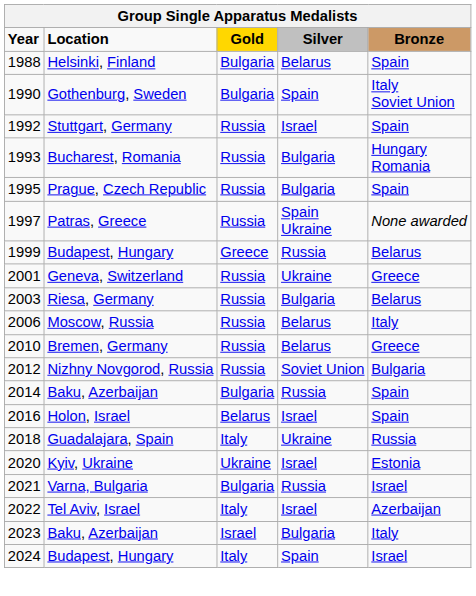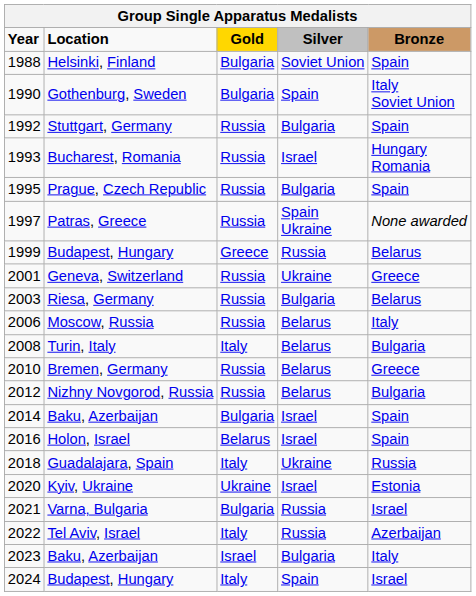(306, 62) Belarus -> (323, 62) Soviet Union
(299, 126) Israel -> (308, 126) Bulgaria
(308, 157) Bulgaria -> (299, 157) Israel
+ row: (24, 345)
(323, 369) Soviet Union -> (306, 392) Belarus
(304, 392) Russia -> (299, 416) Israel
(299, 509) Israel -> (304, 532) Russia
